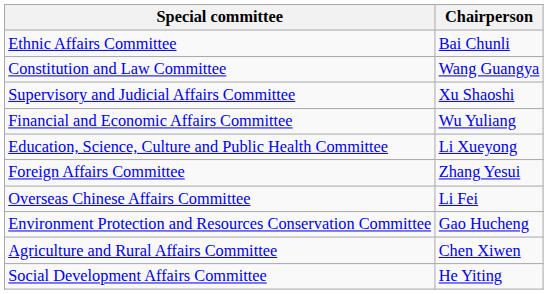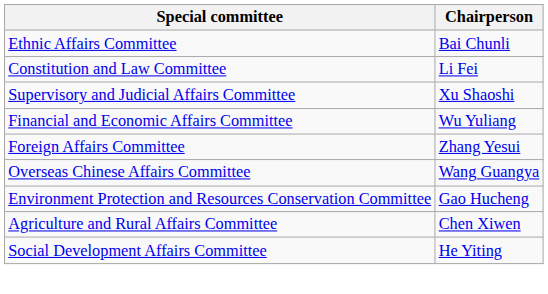(489, 69) Wang Guangya -> (458, 69) Li Fei
- row: (198, 146)
(458, 198) Li Fei -> (489, 172) Wang Guangya
